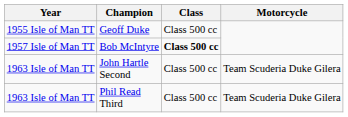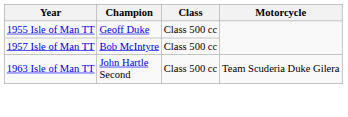(191, 46) bold -> (191, 46) normal
- row: (120, 97)
